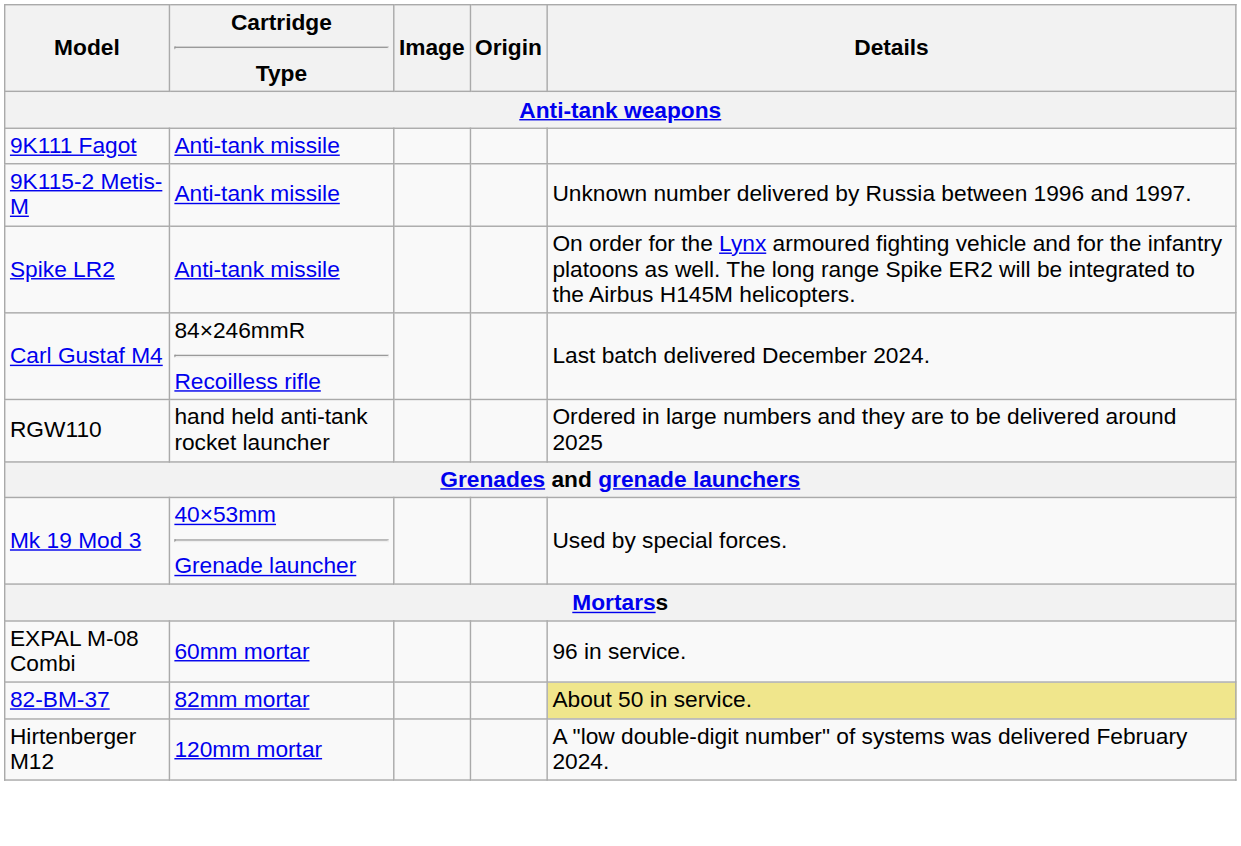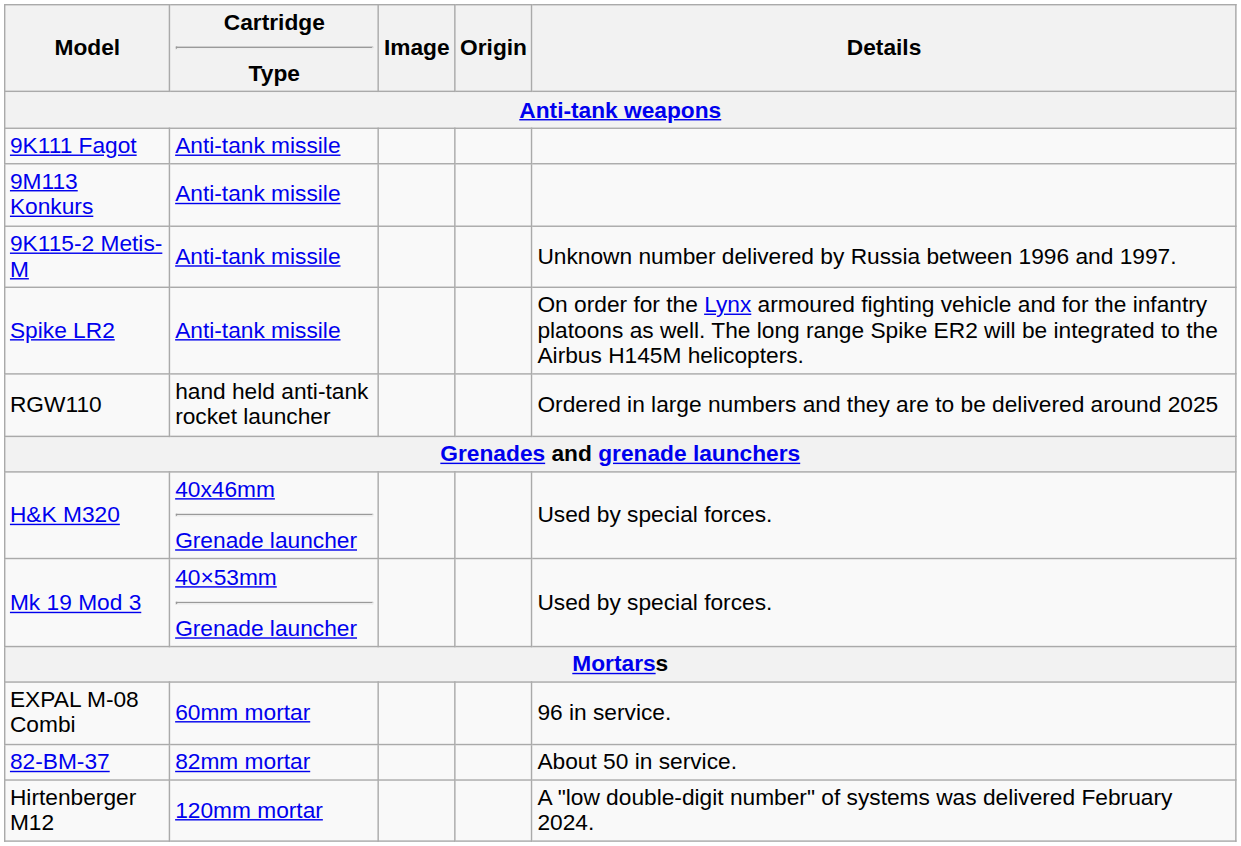+ row: (52, 194)
- row: (86, 356)
+ row: (65, 515)
(652, 700) khaki background -> (637, 761) no background
